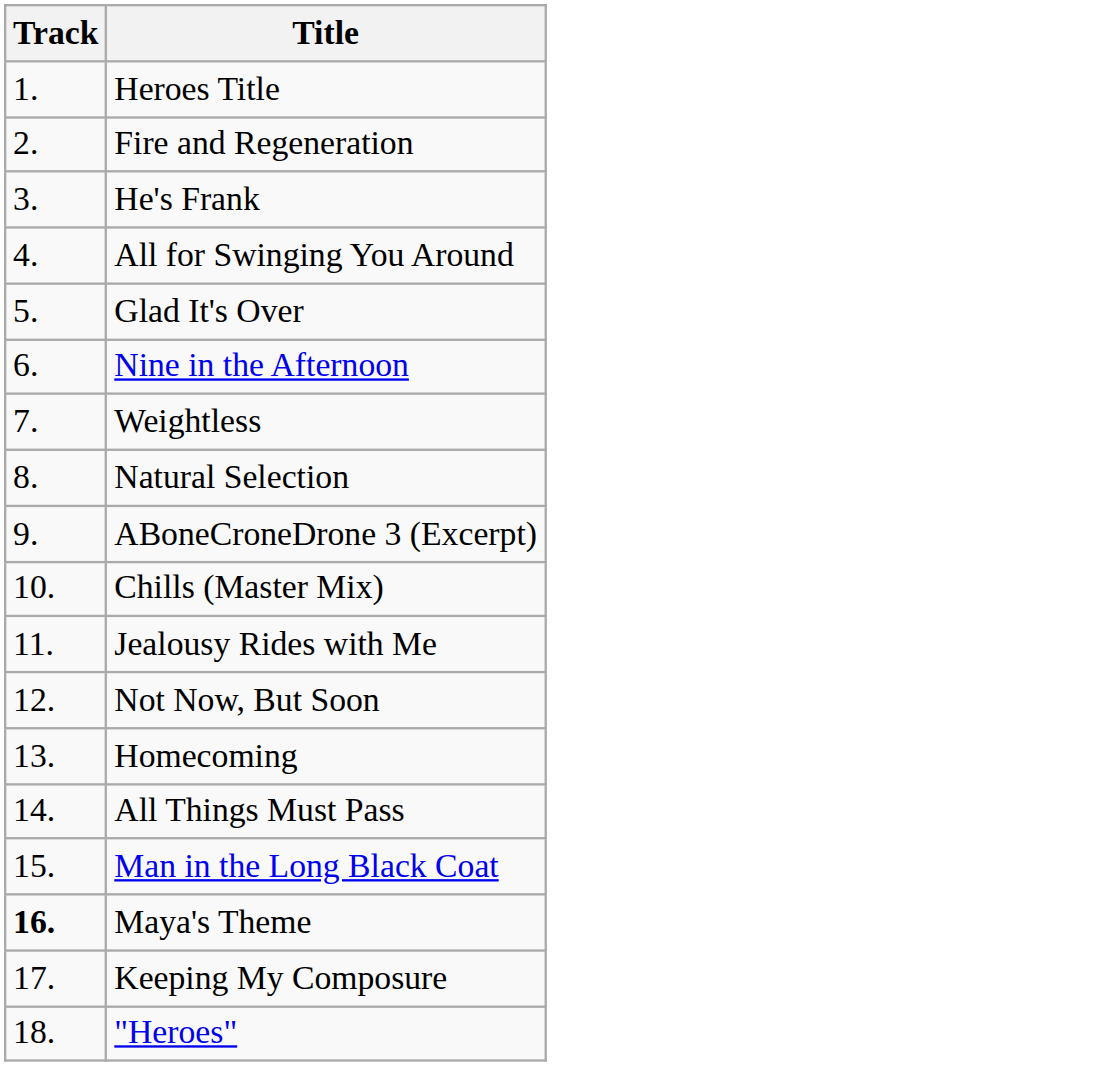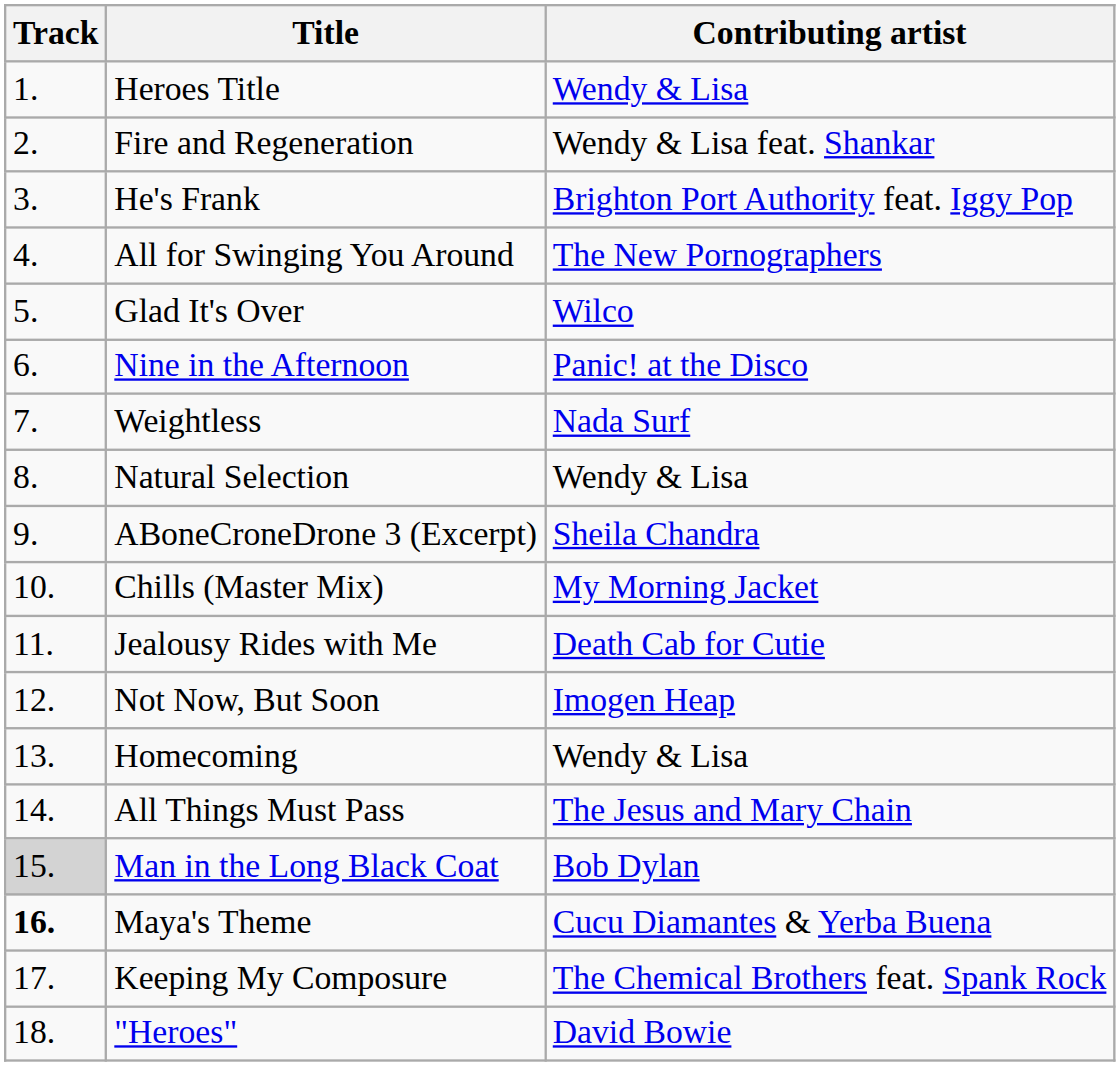+ column: (830, 32)
(34, 866) no background -> (34, 866) lightgrey background
